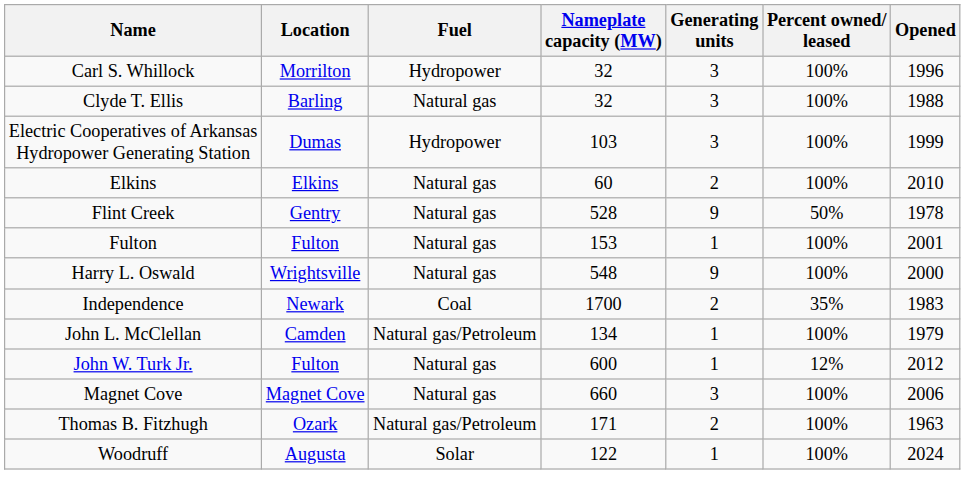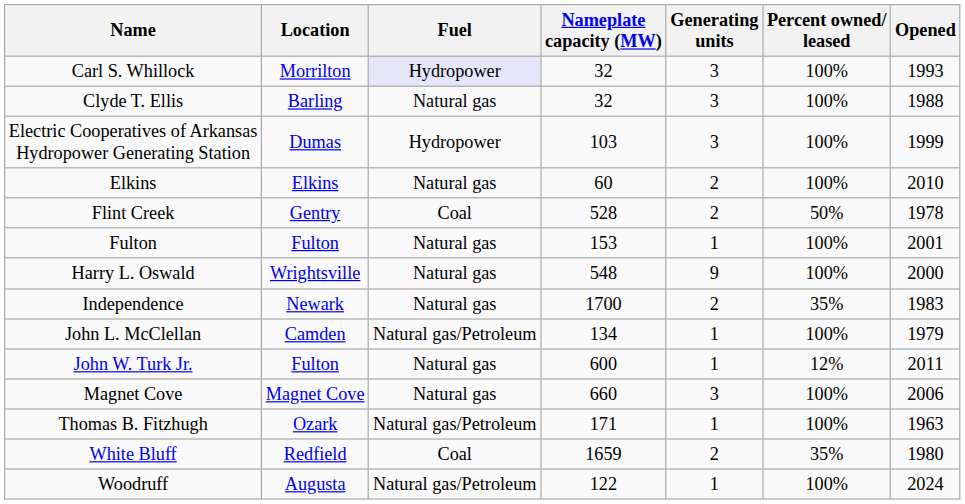(455, 71) no background -> (455, 71) lavender background
(925, 71) 1996 -> (925, 71) 1993
(455, 213) Natural gas -> (455, 213) Coal
(714, 213) 9 -> (714, 213) 2
(455, 303) Coal -> (455, 303) Natural gas
(925, 363) 2012 -> (925, 363) 2011
(714, 423) 2 -> (714, 423) 1
+ row: (133, 453)
(455, 453) Solar -> (455, 483) Natural gas/Petroleum
